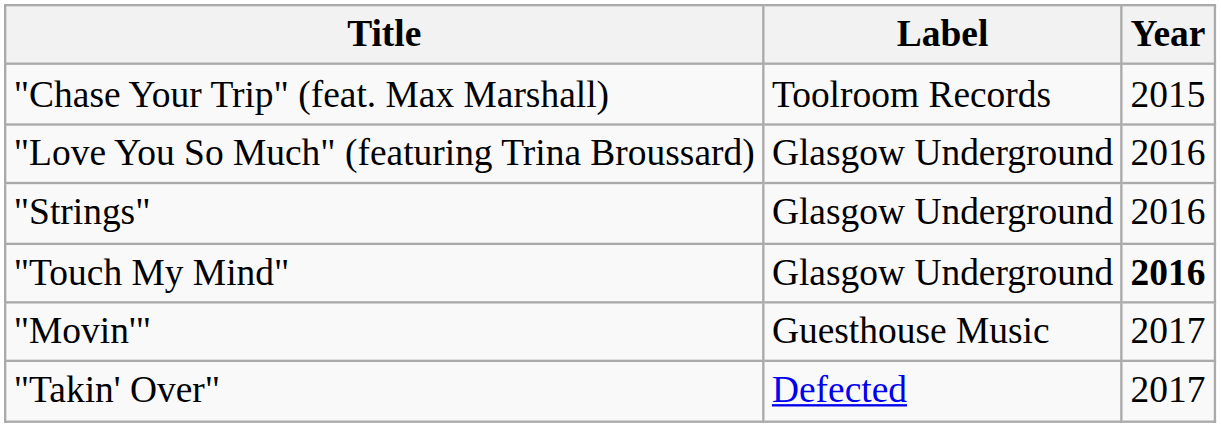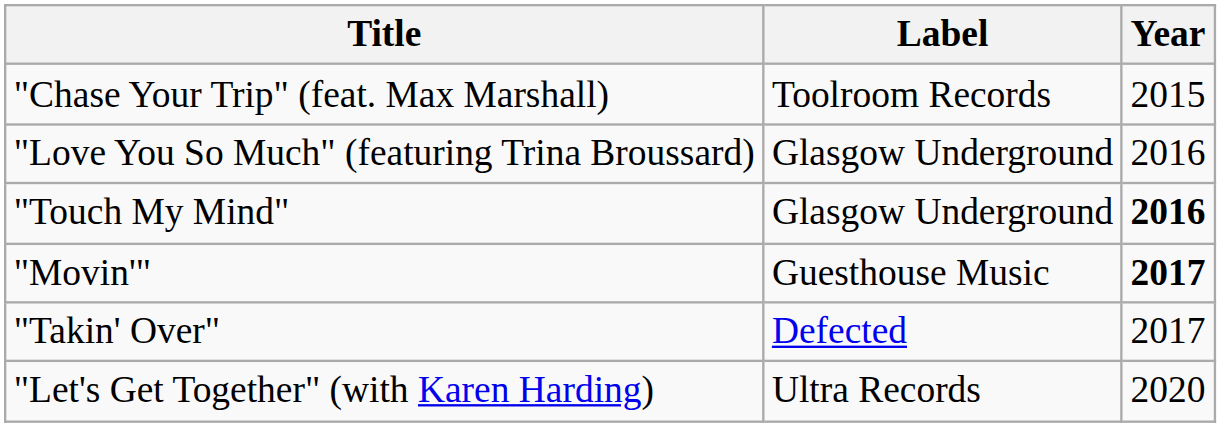- row: (82, 212)
(1168, 331) normal -> (1168, 271) bold
+ row: (334, 390)
